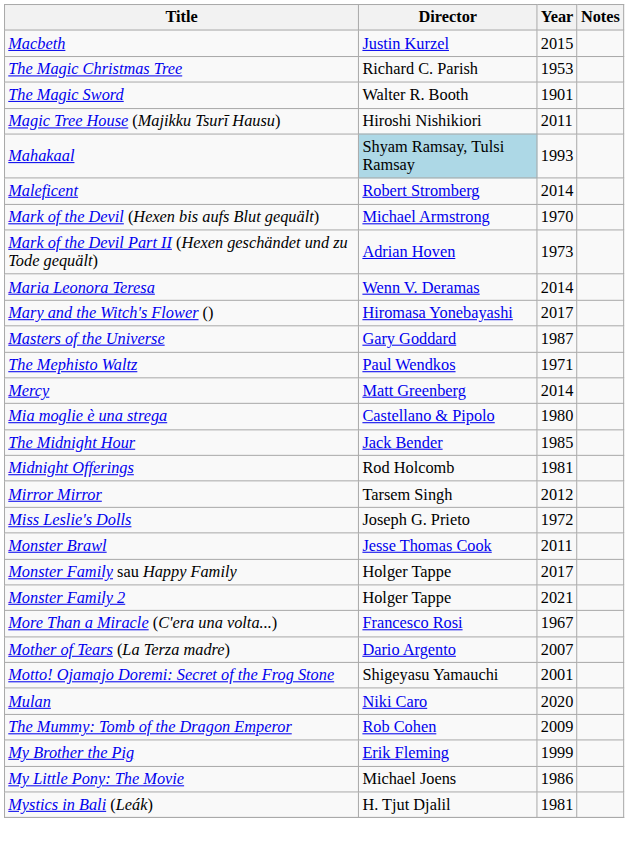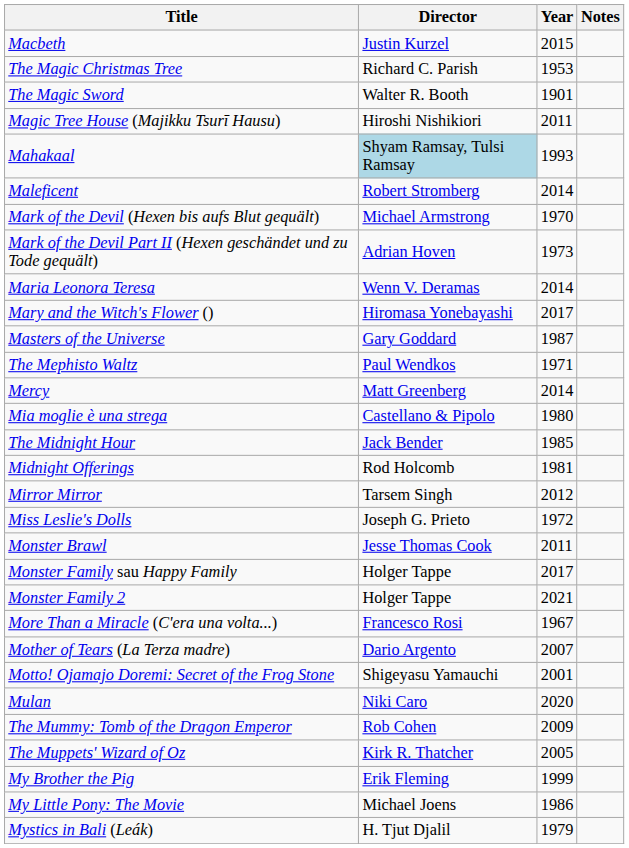+ row: (97, 752)
(557, 804) 1981 -> (557, 830) 1979
